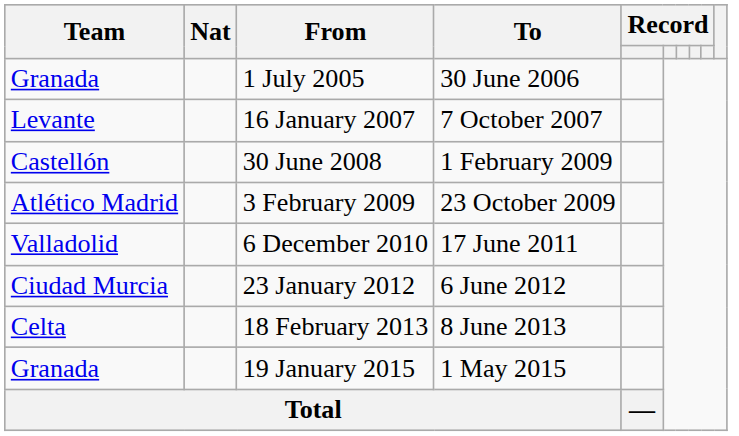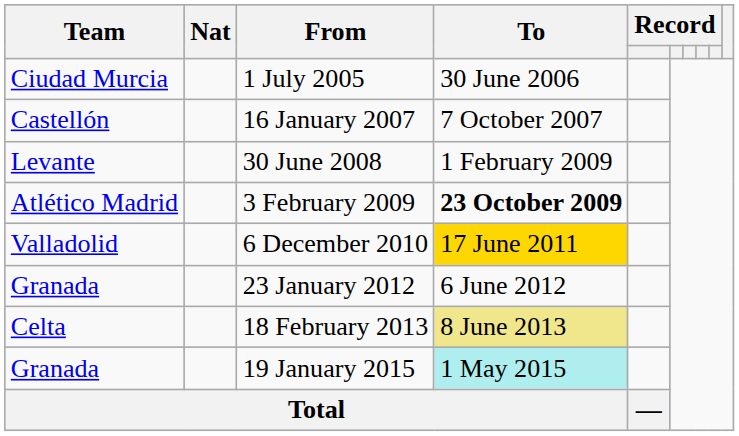(55, 78) Granada -> (89, 78) Ciudad Murcia
(53, 119) Levante -> (60, 119) Castellón
(60, 161) Castellón -> (53, 161) Levante
(528, 202) normal -> (531, 202) bold
(509, 244) no background -> (509, 244) gold background
(89, 285) Ciudad Murcia -> (55, 285) Granada
(503, 326) no background -> (503, 326) khaki background
(503, 368) no background -> (503, 368) paleturquoise background
